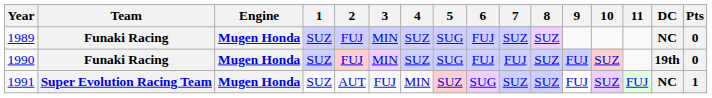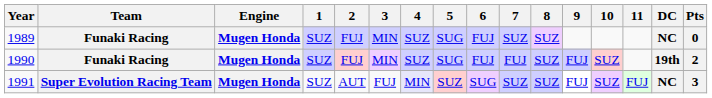(695, 60) 0 -> (695, 60) 2
(417, 82) no background -> (417, 82) lavender background
(695, 82) 1 -> (695, 82) 3
